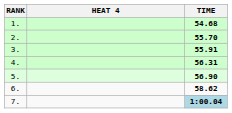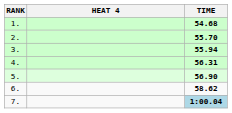(206, 49) 55.91 -> (206, 49) 55.94
